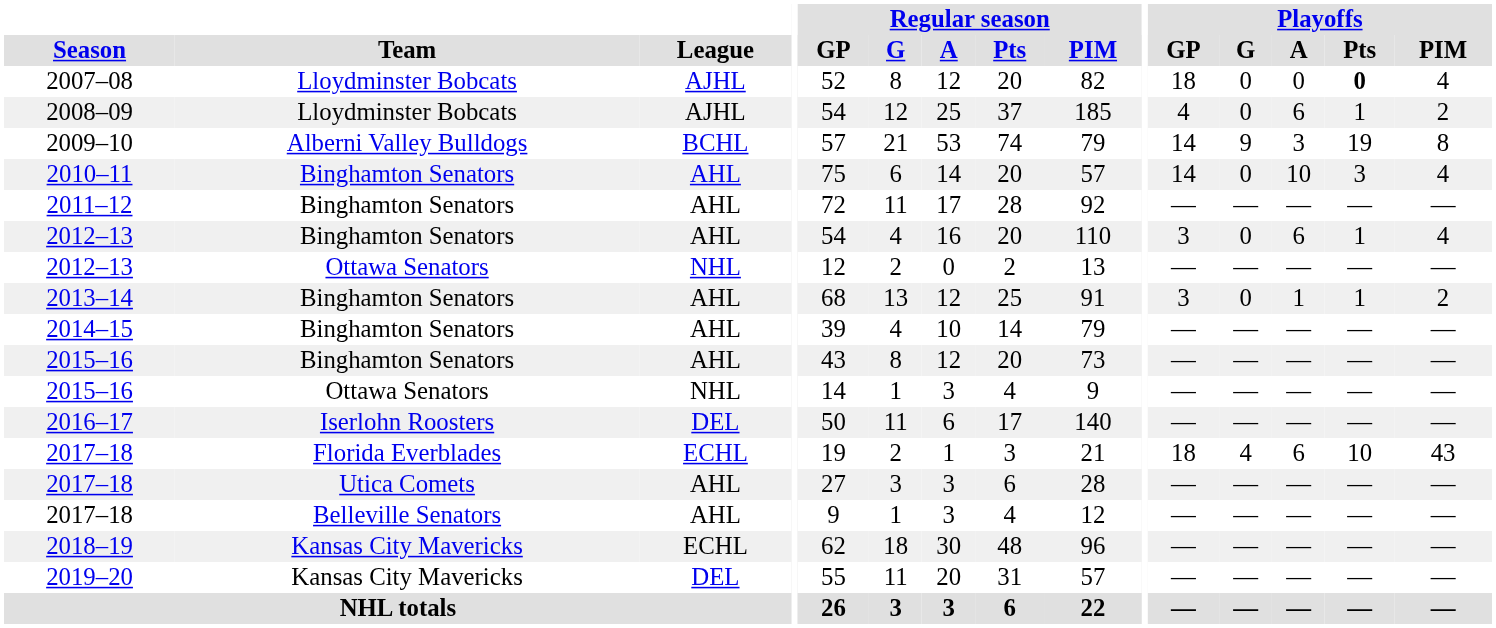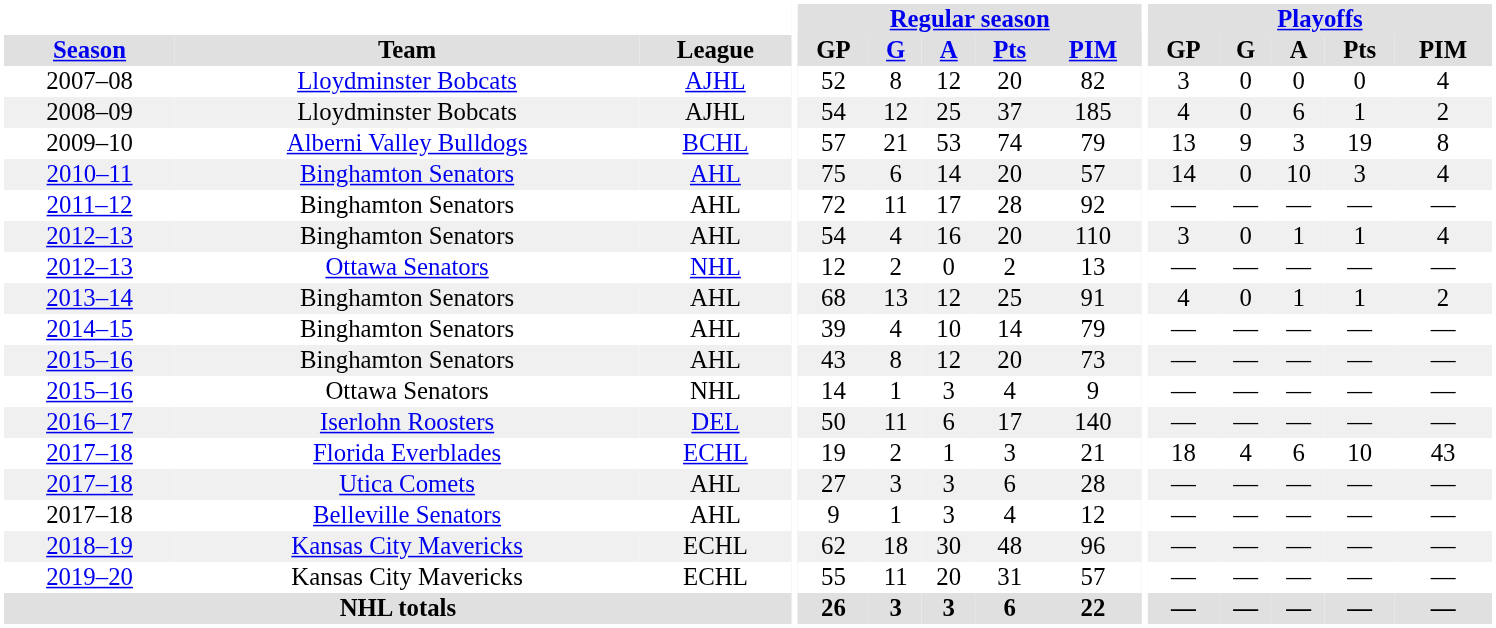(1183, 81) 18 -> (1183, 81) 3
(1360, 81) bold -> (1360, 81) normal
(1183, 143) 14 -> (1183, 143) 13
(1299, 236) 6 -> (1299, 236) 1
(1183, 298) 3 -> (1183, 298) 4
(715, 577) DEL -> (715, 577) ECHL
